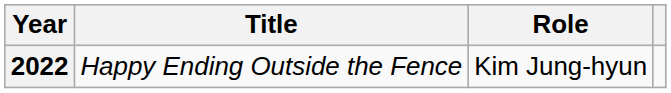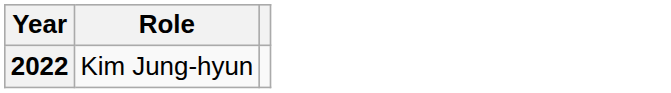- column: (271, 25)
